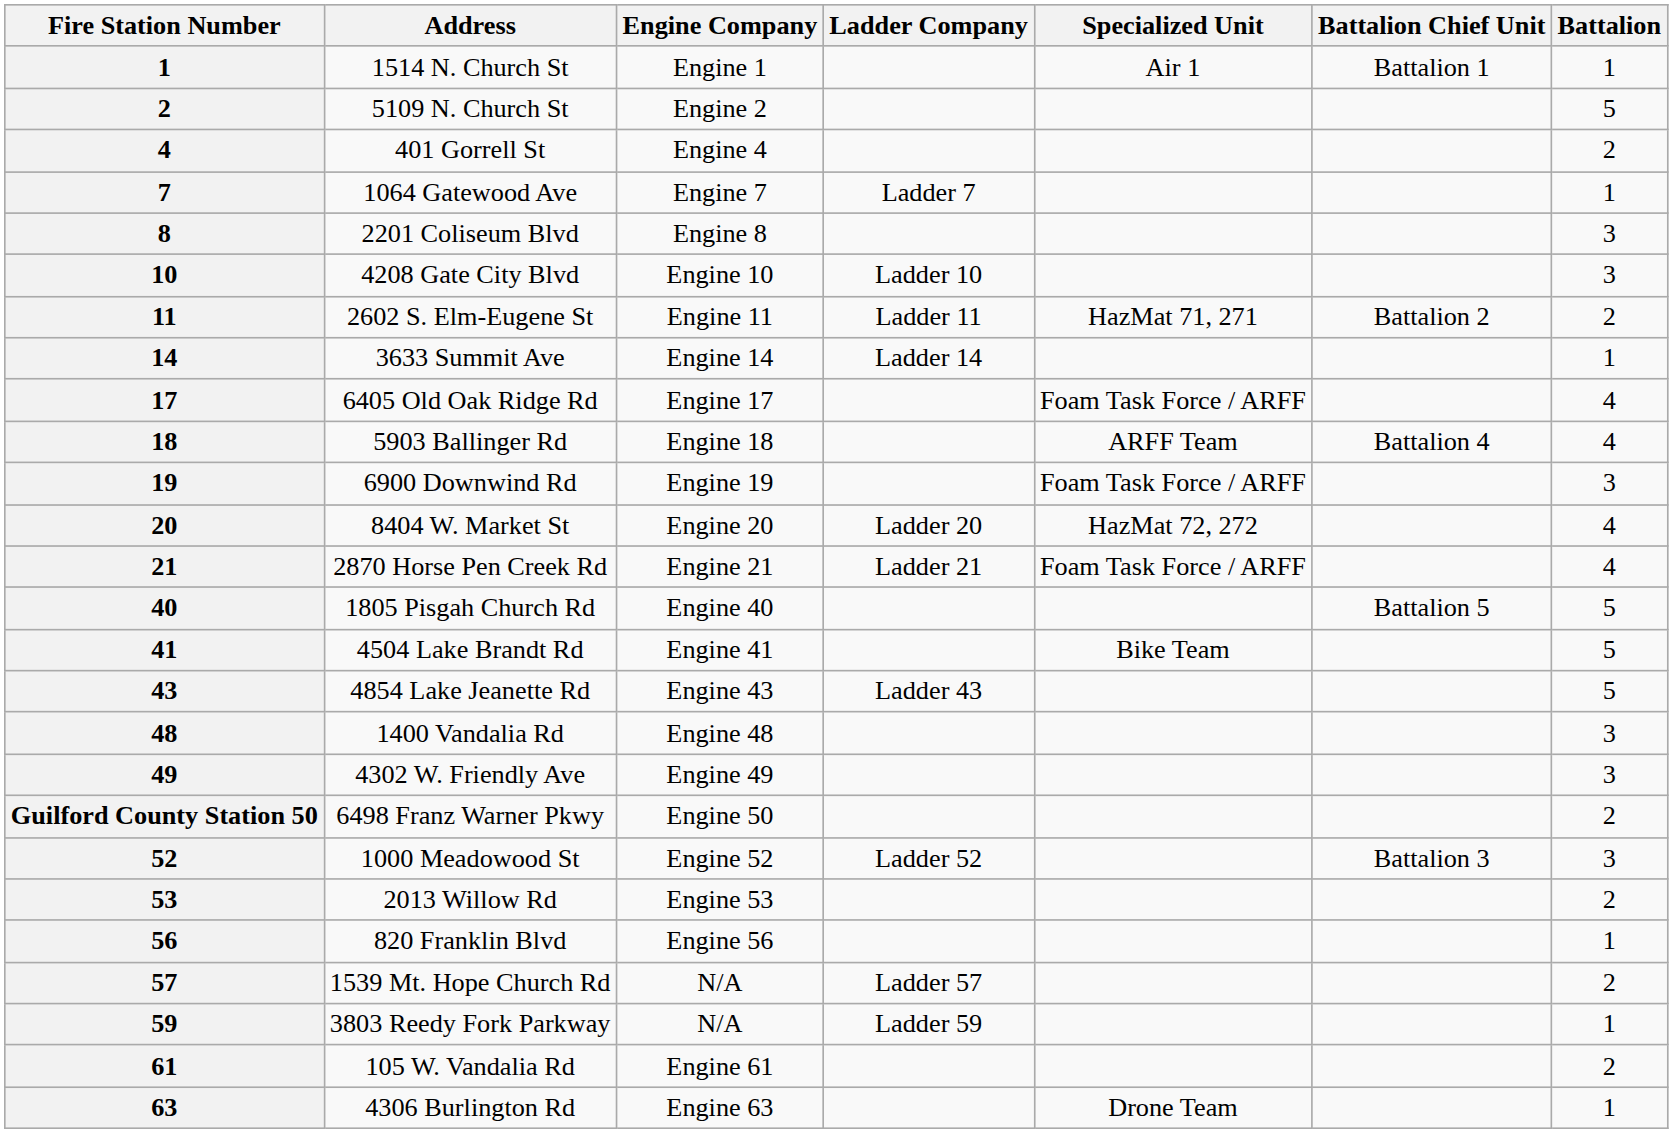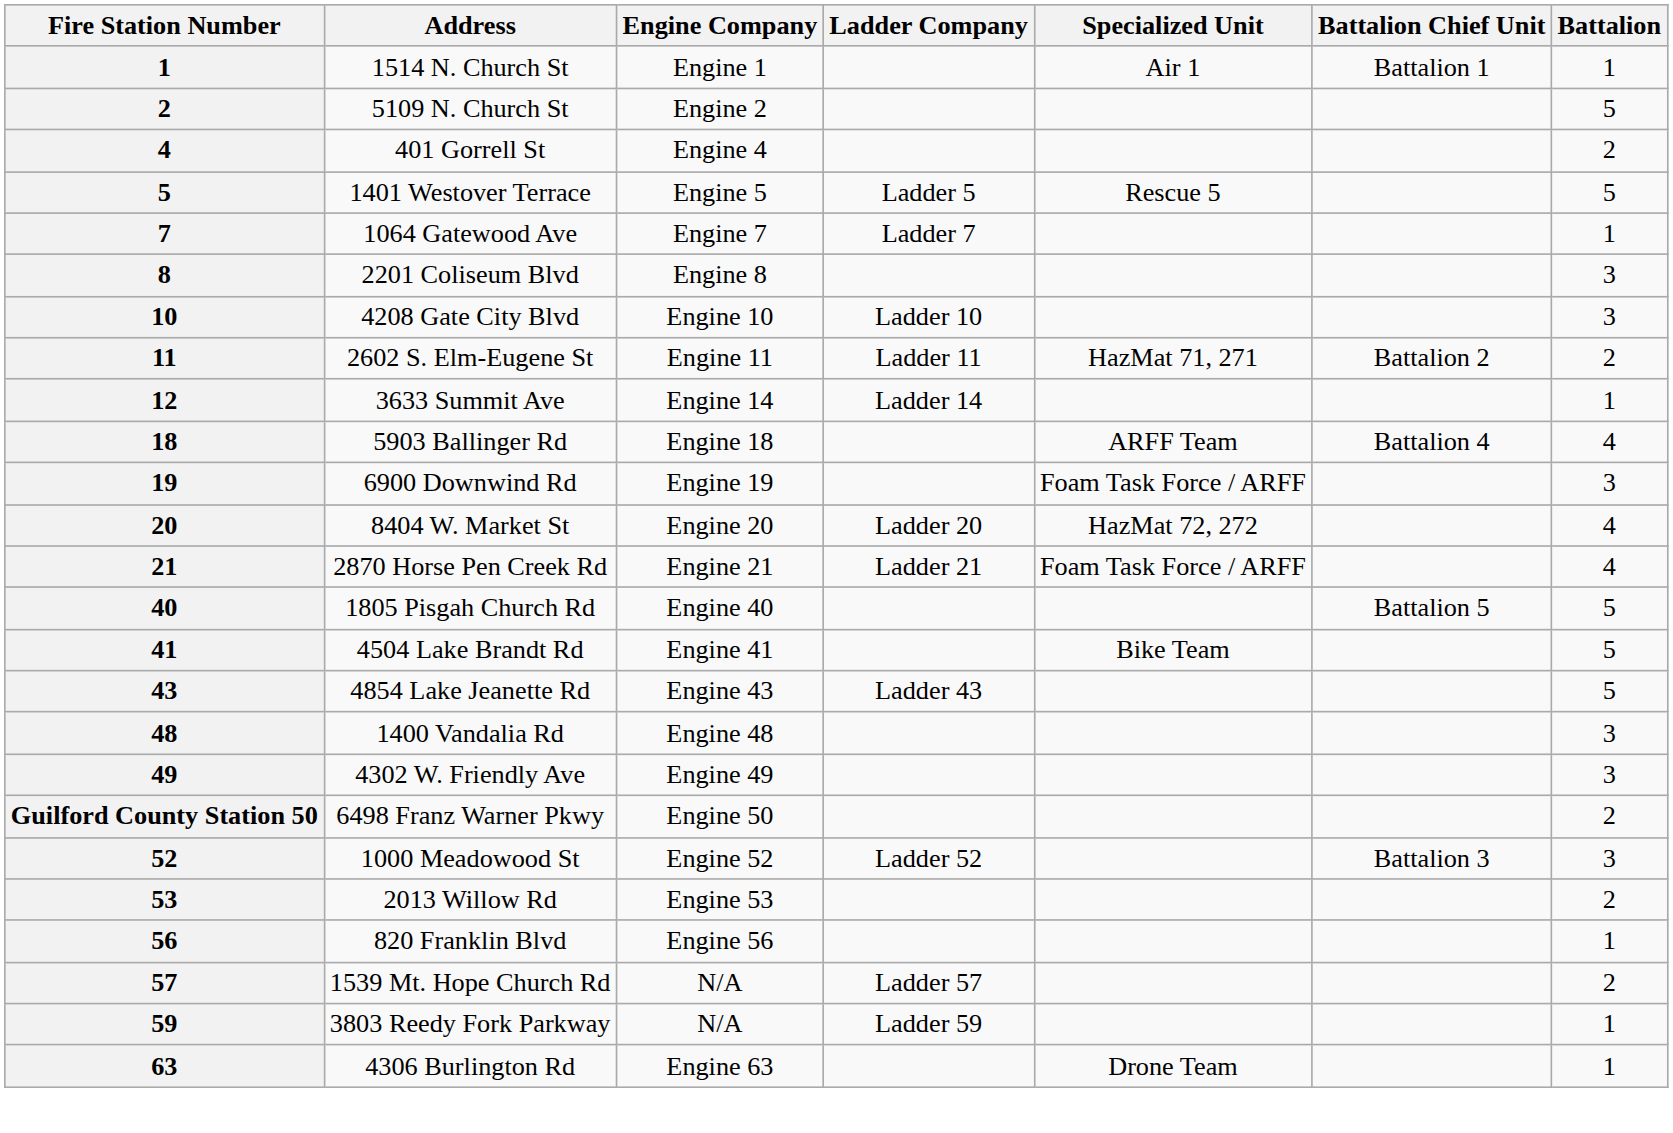+ row: (470, 191)
(164, 358) 14 -> (164, 399) 12
- row: (470, 399)
- row: (470, 1065)
